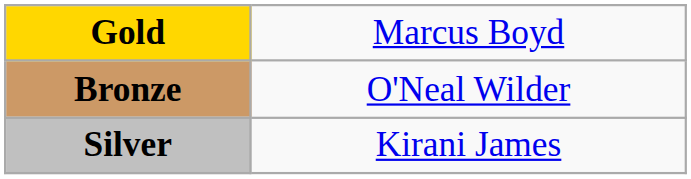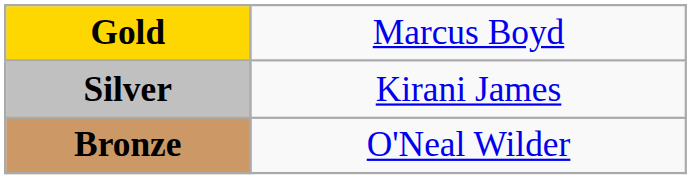rows swapped: (128, 144) <-> (128, 88)
